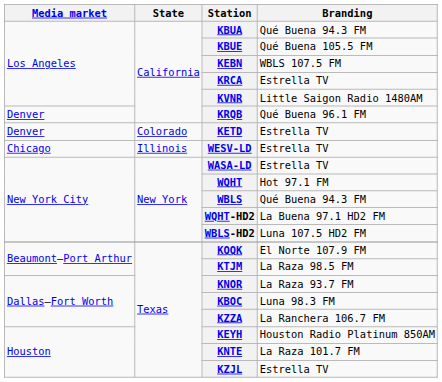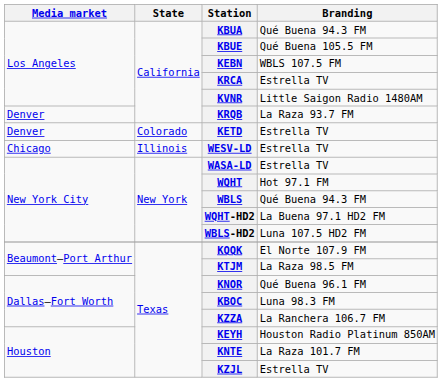(313, 115) Qué Buena 96.1 FM -> (307, 115) La Raza 93.7 FM
(307, 284) La Raza 93.7 FM -> (313, 284) Qué Buena 96.1 FM
